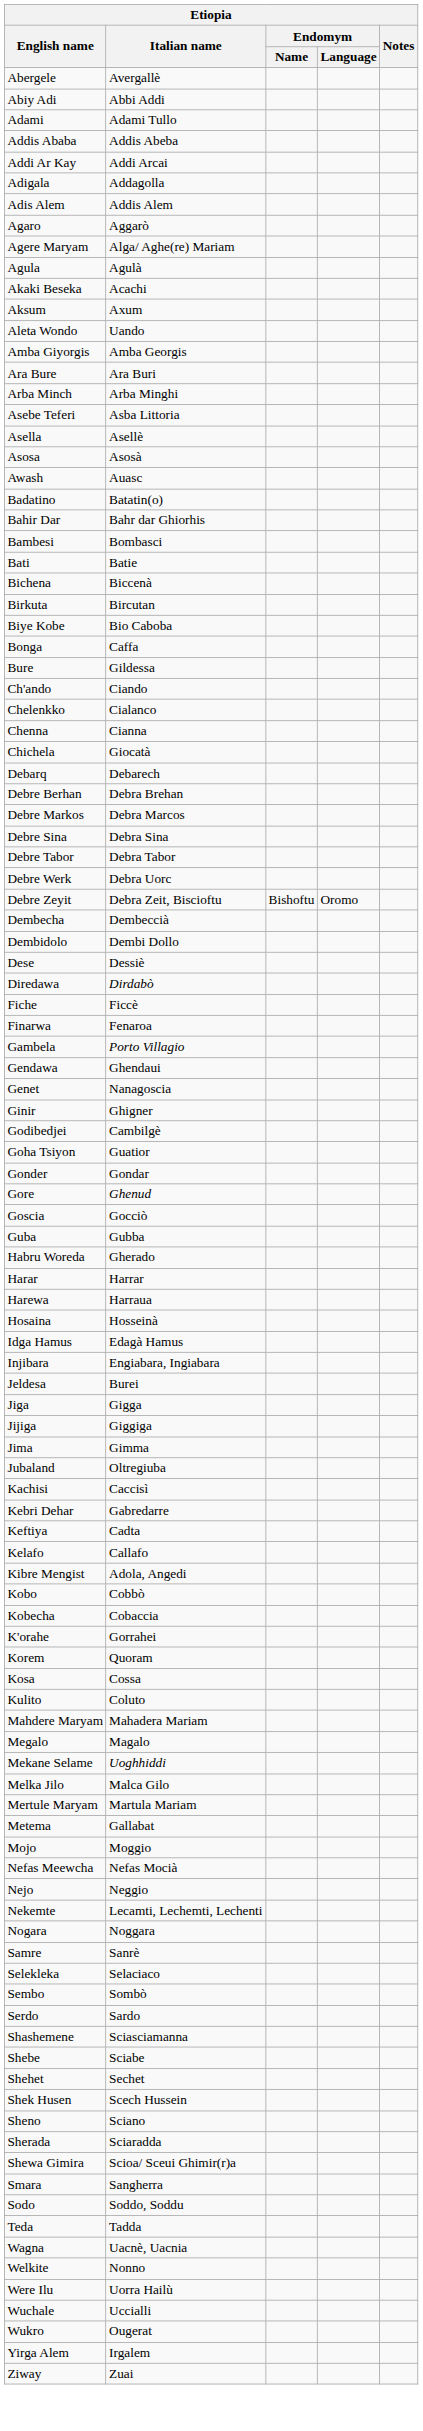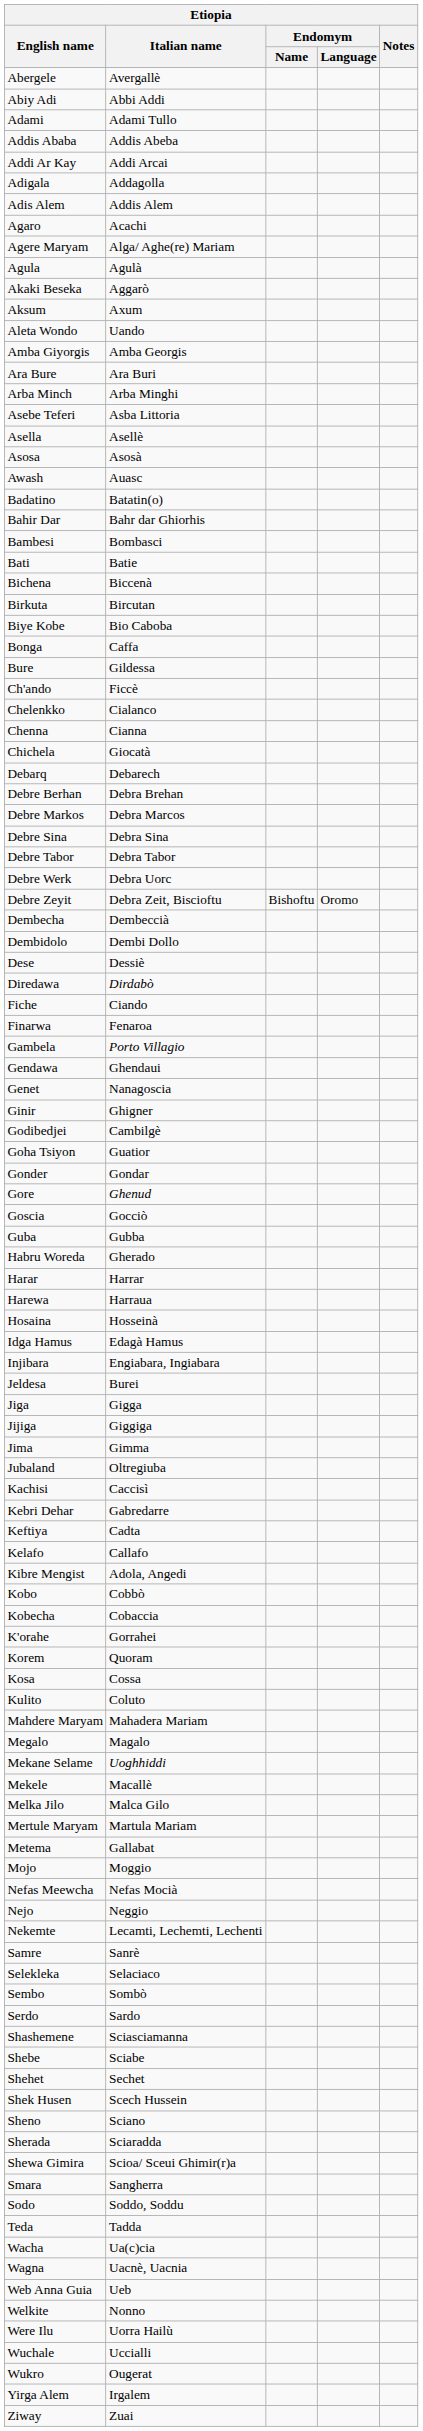(129, 225) Aggarò -> (128, 225) Acachi
(128, 288) Acachi -> (129, 288) Aggarò
(128, 688) Ciando -> (123, 688) Ficcè
(123, 1004) Ficcè -> (128, 1004) Ciando
+ row: (27, 1784)
- row: (27, 1931)
+ row: (25, 2247)
+ row: (50, 2289)
